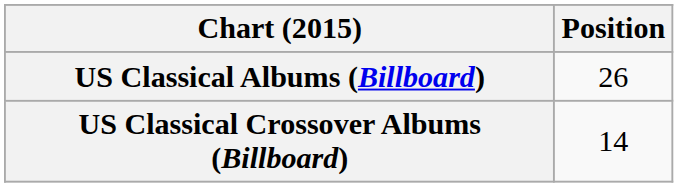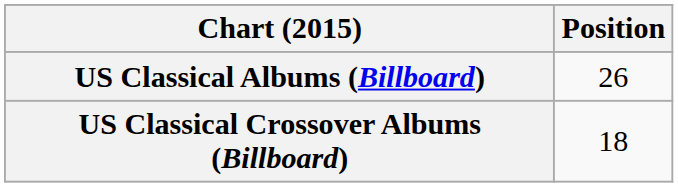(613, 140) 14 -> (613, 140) 18
